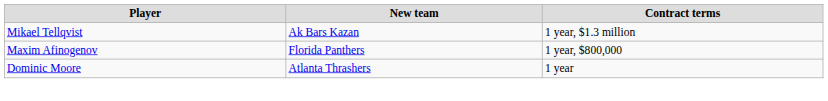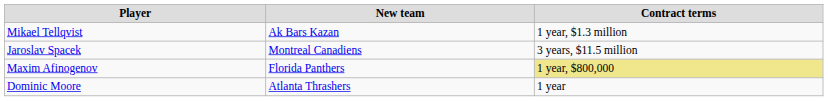+ row: (44, 50)
(584, 50) no background -> (576, 68) khaki background
